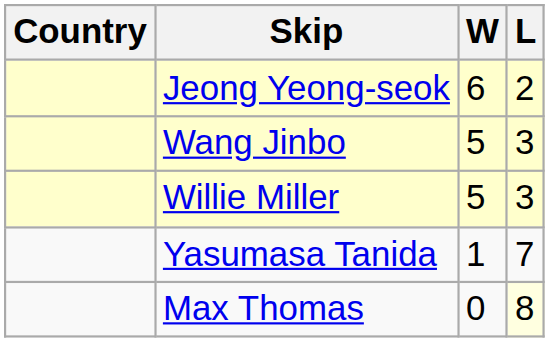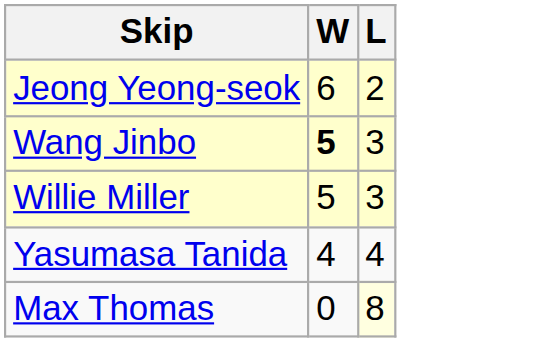- column: (80, 32)
(476, 142) normal -> (326, 142) bold
(476, 253) 1 -> (326, 253) 4
(525, 253) 7 -> (375, 253) 4
